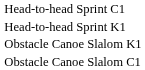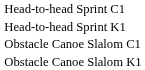rows swapped: (73, 61) <-> (73, 44)
